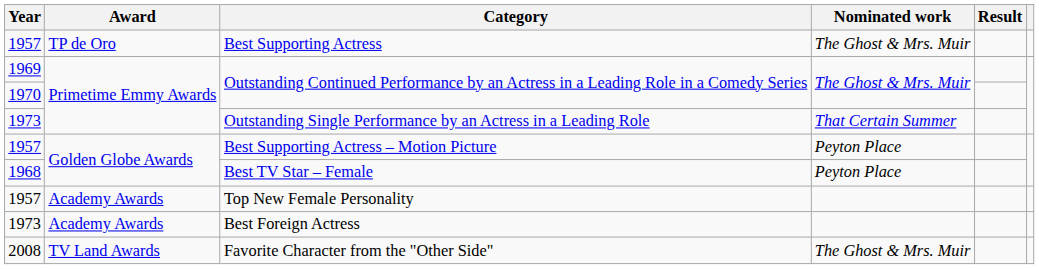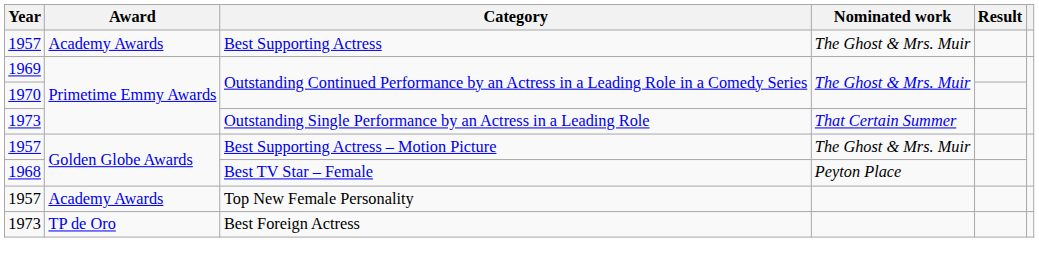(82, 43) TP de Oro -> (106, 43) Academy Awards
(858, 146) Peyton Place -> (893, 146) The Ghost & Mrs. Muir
(106, 224) Academy Awards -> (82, 224) TP de Oro
- row: (25, 250)
